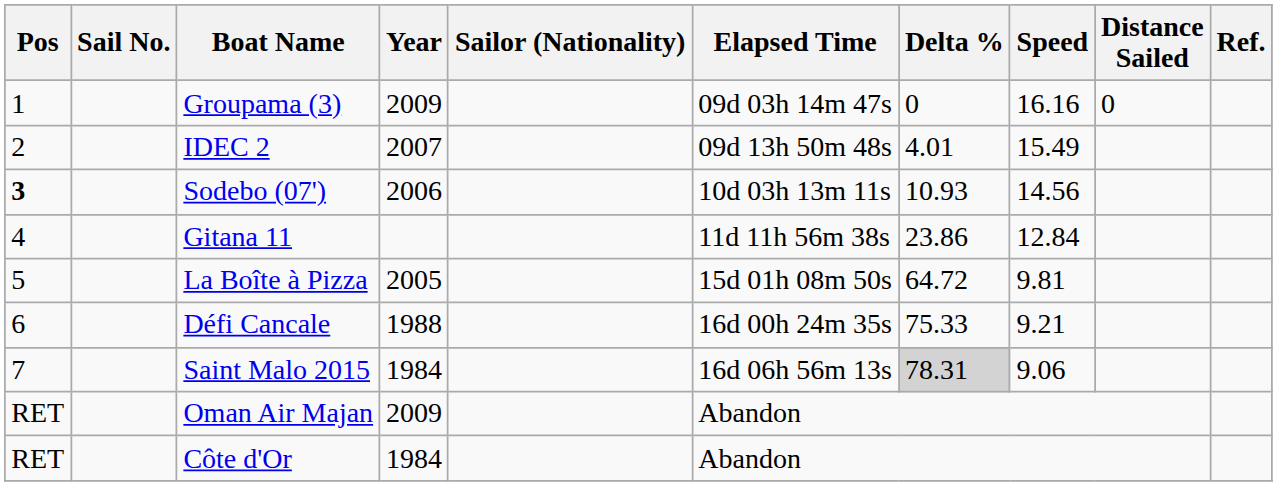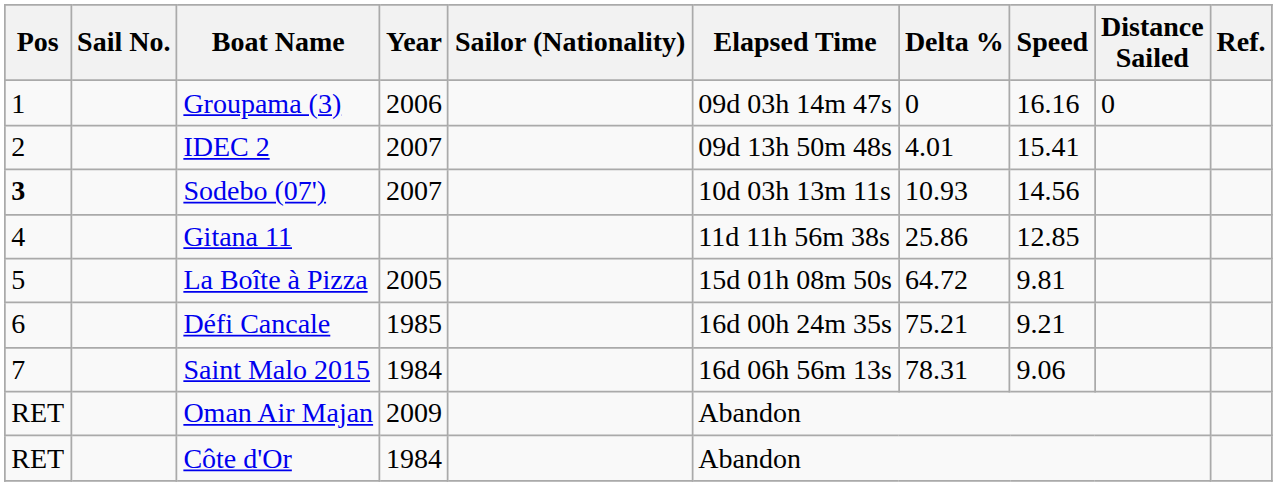(414, 102) 2009 -> (414, 102) 2006
(1048, 147) 15.49 -> (1048, 147) 15.41
(414, 191) 2006 -> (414, 191) 2007
(936, 235) 23.86 -> (936, 235) 25.86
(1048, 235) 12.84 -> (1048, 235) 12.85
(414, 324) 1988 -> (414, 324) 1985
(936, 324) 75.33 -> (936, 324) 75.21
(936, 369) lightgrey background -> (936, 369) no background
